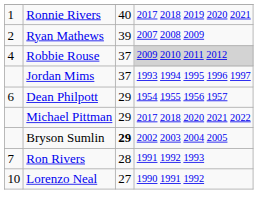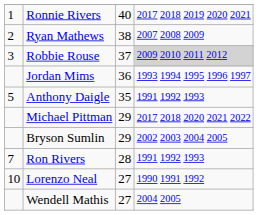(125, 35) 39 -> (125, 35) 38
(11, 55) 4 -> (11, 55) 3
(125, 76) 37 -> (125, 76) 36
+ row: (68, 96)
- row: (62, 96)
(125, 138) bold -> (125, 138) normal
+ row: (67, 199)
